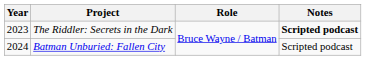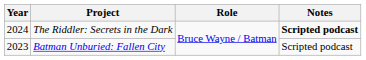(18, 30) 2023 -> (18, 30) 2024
(18, 47) 2024 -> (18, 47) 2023
